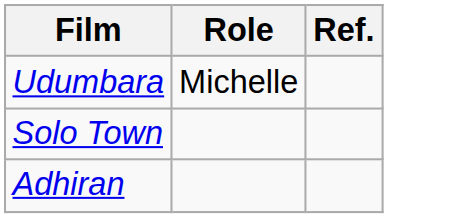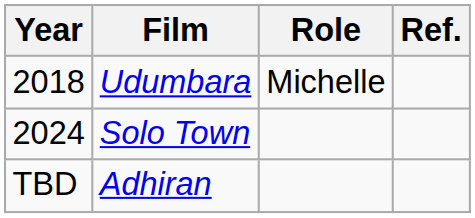+ column: (49, 30)
